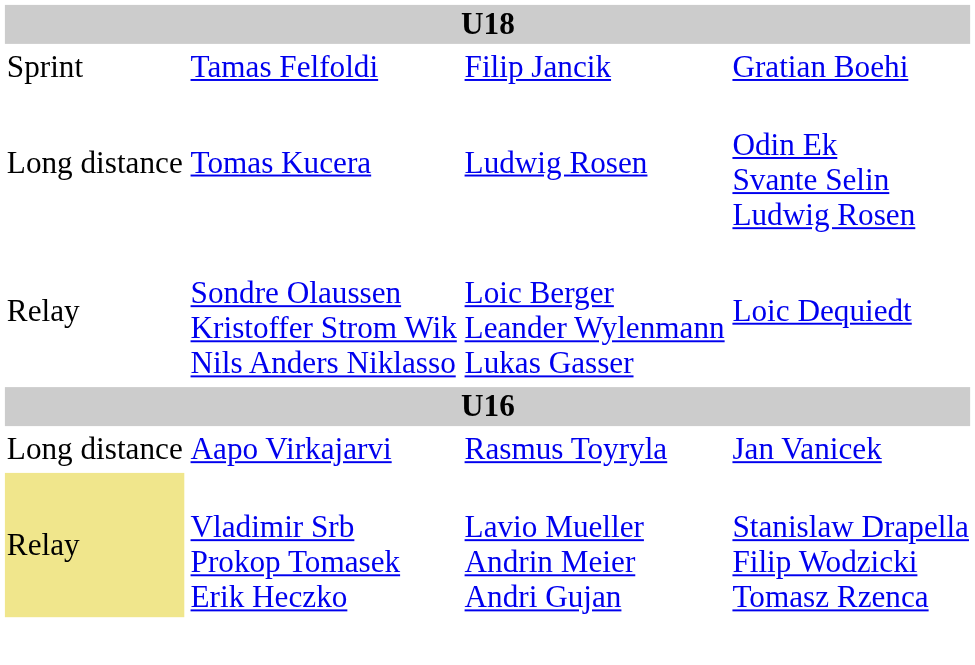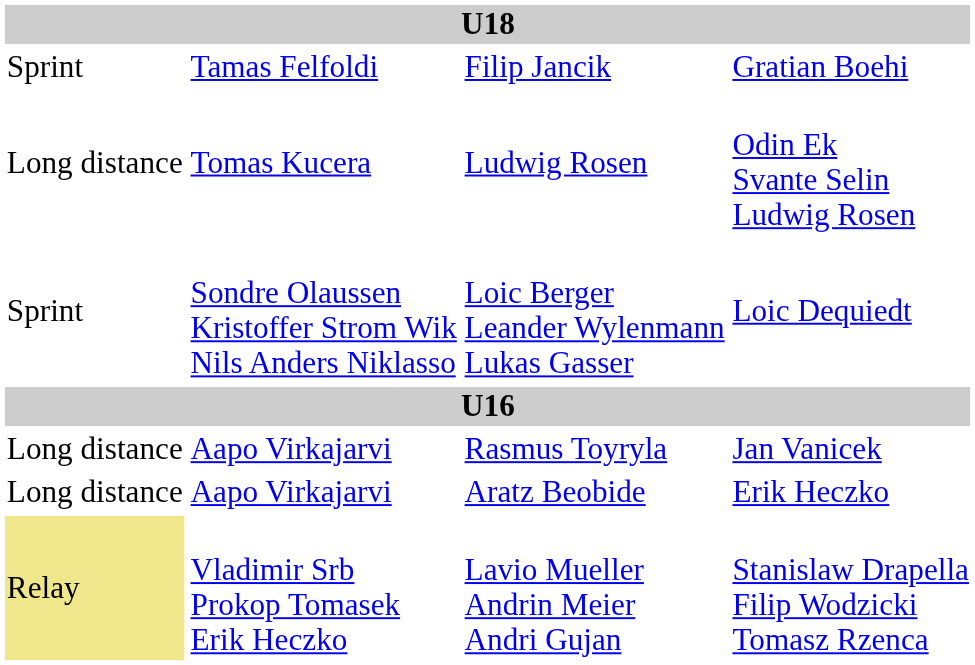(43, 310) Relay -> (45, 310) Sprint
+ row: (555, 491)
